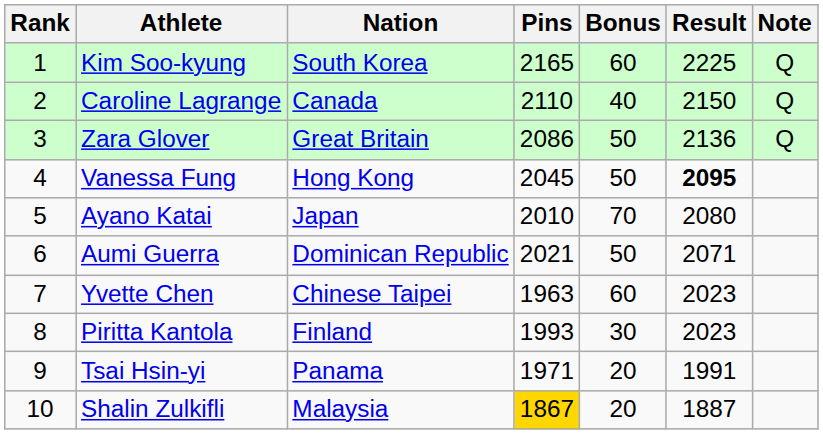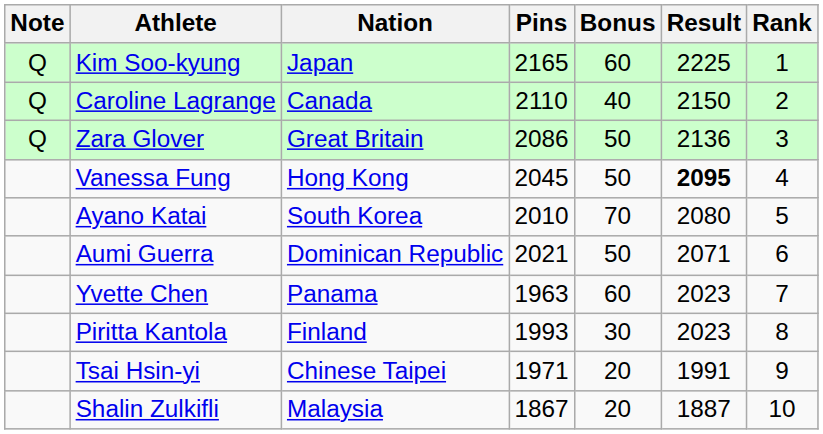columns swapped: (40, 23) <-> (785, 23)
(360, 62) South Korea -> (320, 62) Japan
(326, 216) Japan -> (355, 216) South Korea
(372, 293) Chinese Taipei -> (332, 293) Panama
(338, 370) Panama -> (367, 370) Chinese Taipei
(547, 409) gold background -> (542, 409) no background
